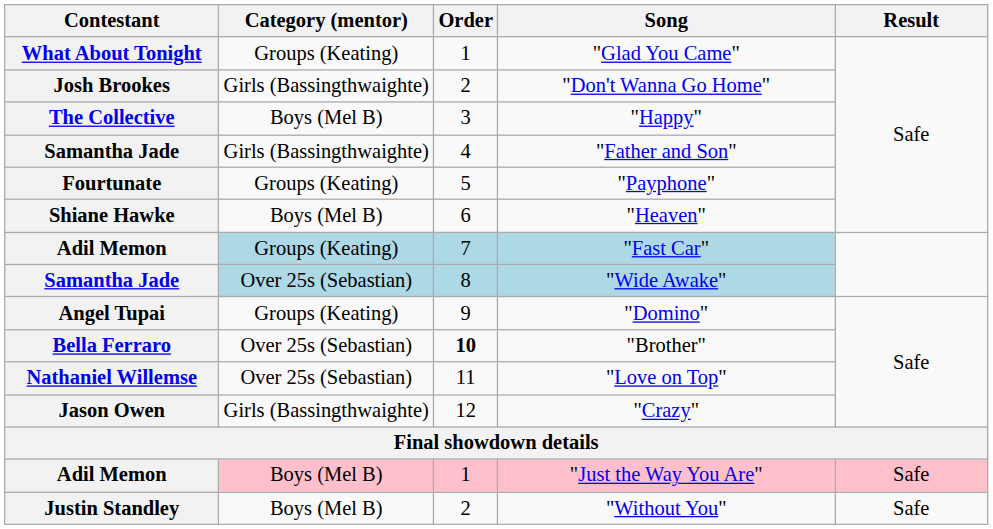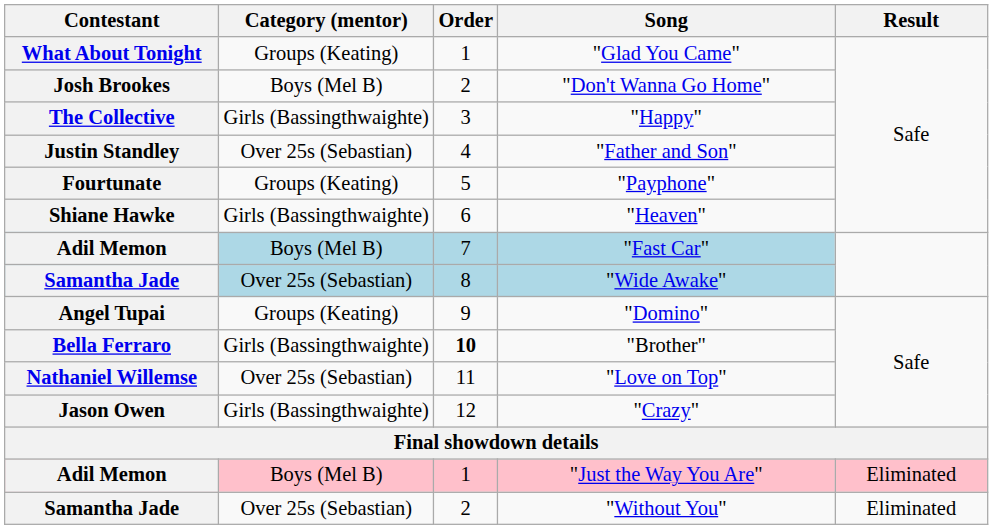(326, 85) Girls (Bassingthwaighte) -> (326, 85) Boys (Mel B)
(326, 118) Boys (Mel B) -> (326, 118) Girls (Bassingthwaighte)
(112, 150) Samantha Jade -> (112, 150) Justin Standley
(326, 150) Girls (Bassingthwaighte) -> (326, 150) Over 25s (Sebastian)
(326, 215) Boys (Mel B) -> (326, 215) Girls (Bassingthwaighte)
(326, 248) Groups (Keating) -> (326, 248) Boys (Mel B)
(326, 345) Over 25s (Sebastian) -> (326, 345) Girls (Bassingthwaighte)
(911, 475) Safe -> (911, 475) Eliminated
(112, 507) Justin Standley -> (112, 507) Samantha Jade
(326, 507) Boys (Mel B) -> (326, 507) Over 25s (Sebastian)
(911, 507) Safe -> (911, 507) Eliminated
